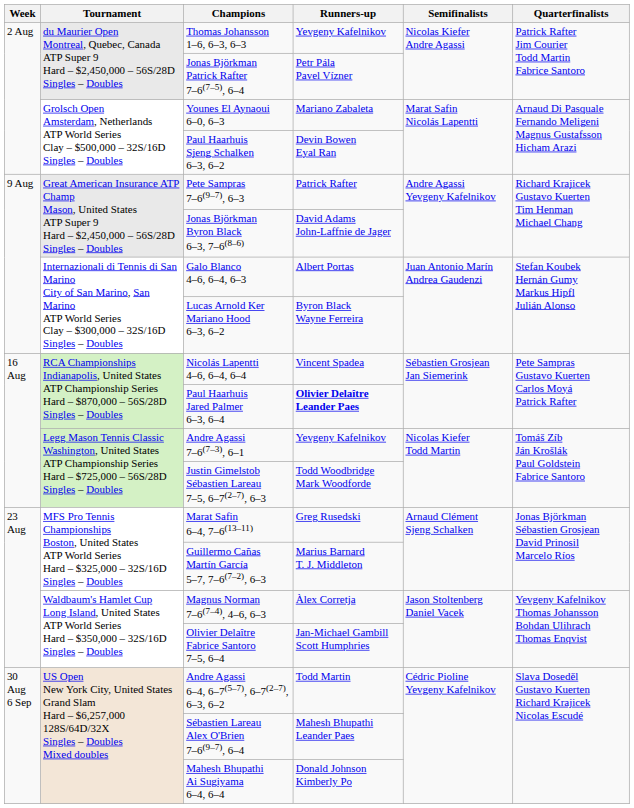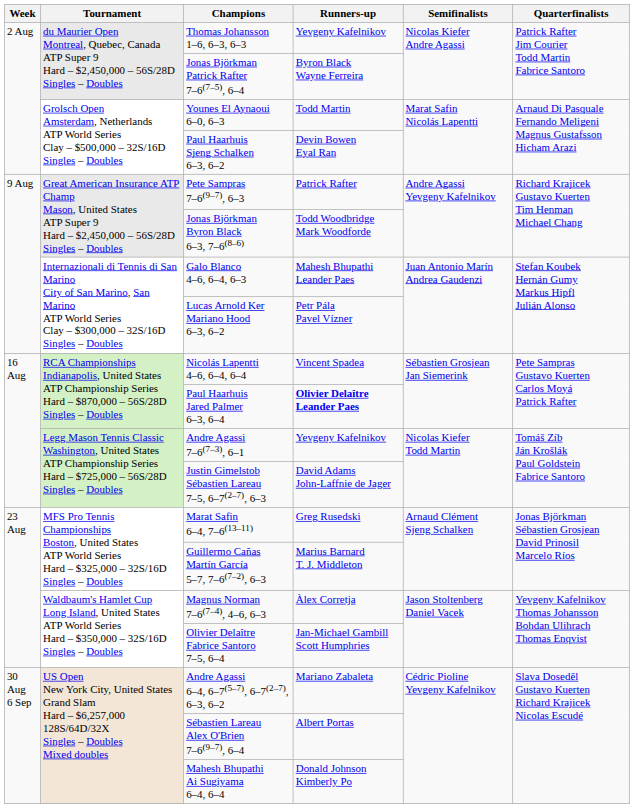(324, 69) Petr Pála Pavel Vízner -> (329, 69) Byron Black Wayne Ferreira
(334, 108) Mariano Zabaleta -> (323, 108) Todd Martin
(343, 225) David Adams John-Laffnie de Jager -> (335, 225) Todd Woodbridge Mark Woodforde
(325, 266) Albert Portas -> (334, 273) Mahesh Bhupathi Leander Paes
(329, 312) Byron Black Wayne Ferreira -> (324, 312) Petr Pála Pavel Vízner
(335, 477) Todd Woodbridge Mark Woodforde -> (343, 477) David Adams John-Laffnie de Jager
(323, 676) Todd Martin -> (334, 676) Mariano Zabaleta
(334, 729) Mahesh Bhupathi Leander Paes -> (325, 723) Albert Portas
